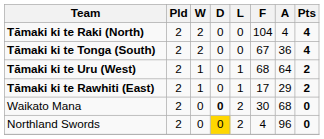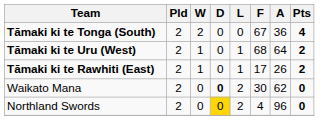- row: (76, 32)
(285, 87) 29 -> (280, 69) 26
(285, 106) 68 -> (280, 87) 62
